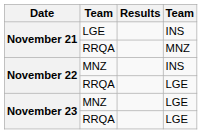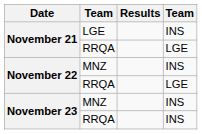(178, 48) MNZ -> (177, 48) LGE
(177, 102) LGE -> (175, 102) INS
(177, 119) LGE -> (175, 119) INS
